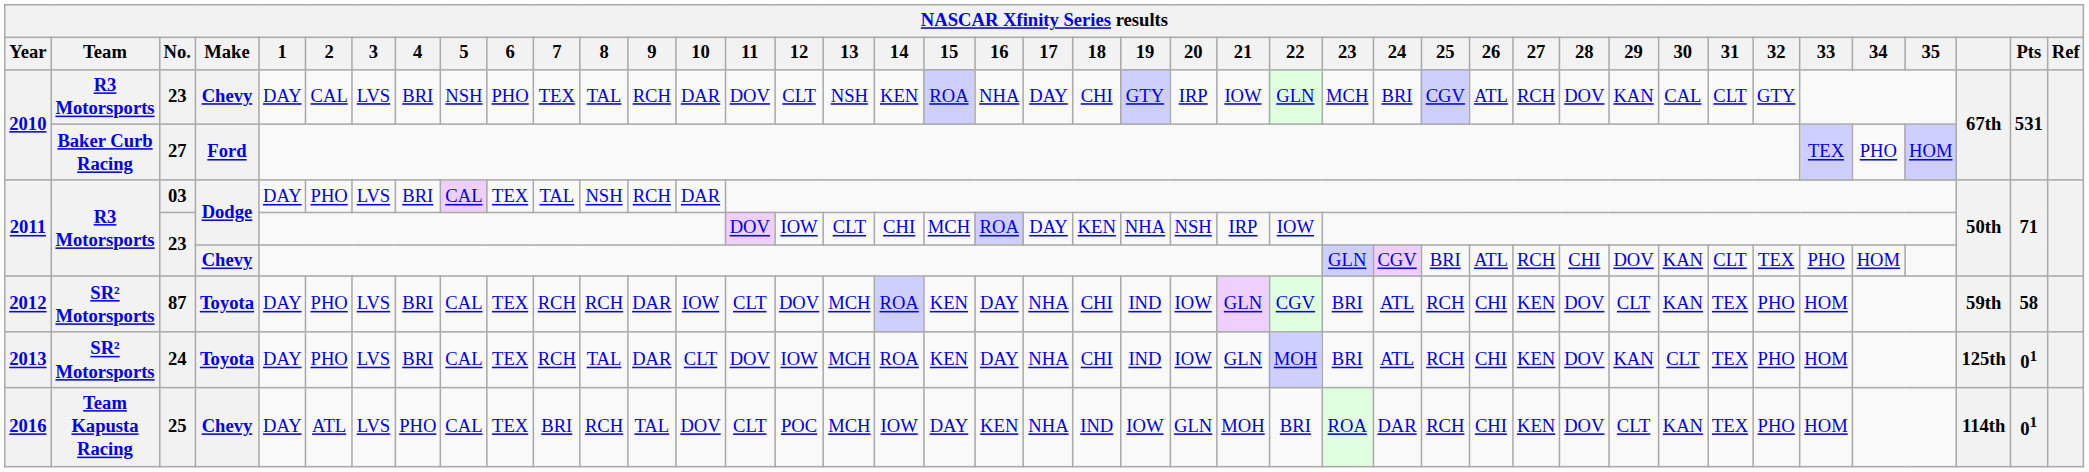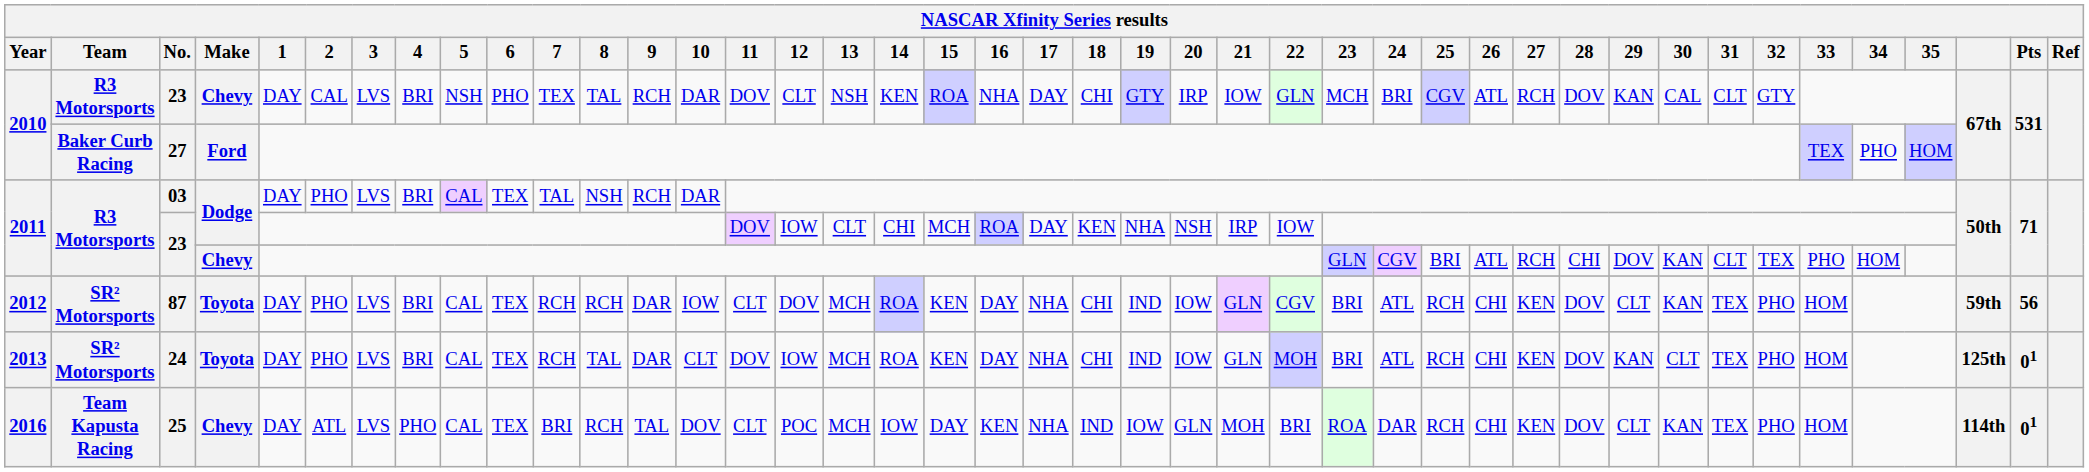(2029, 304) 58 -> (2029, 304) 56
